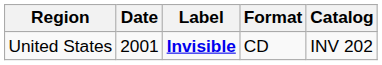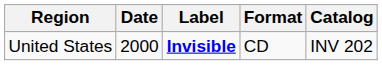(139, 45) 2001 -> (139, 45) 2000
